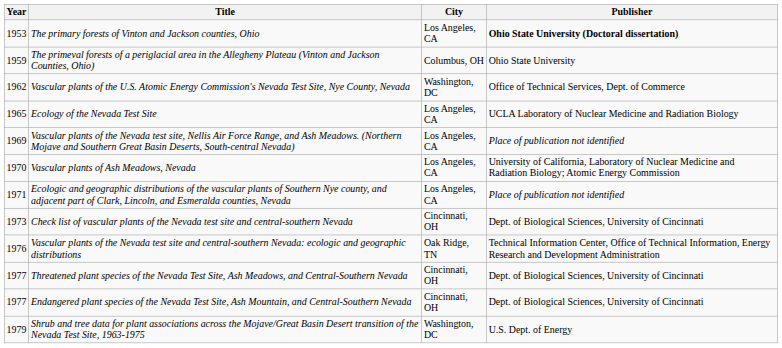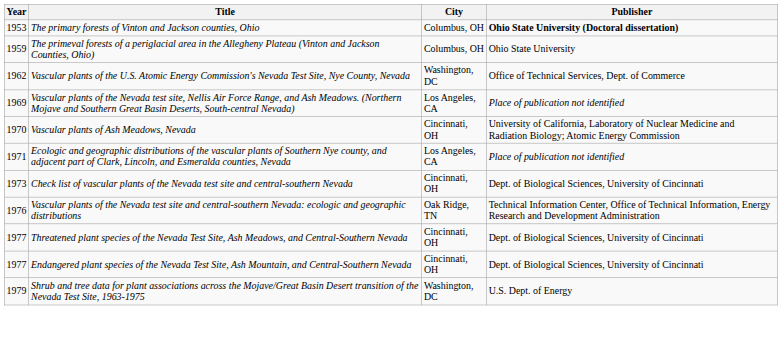(450, 33) Los Angeles, CA -> (454, 28) Columbus, OH
- row: (94, 114)
(450, 168) Los Angeles, CA -> (446, 130) Cincinnati, OH
